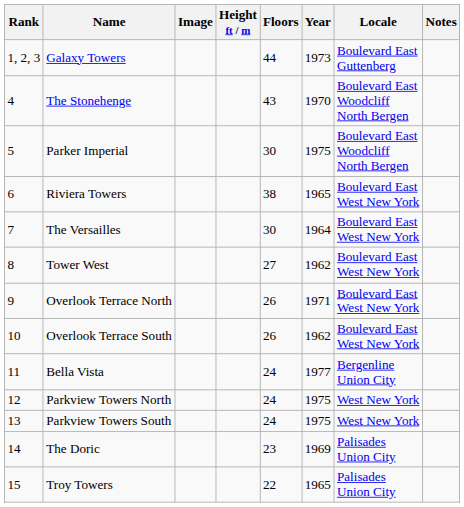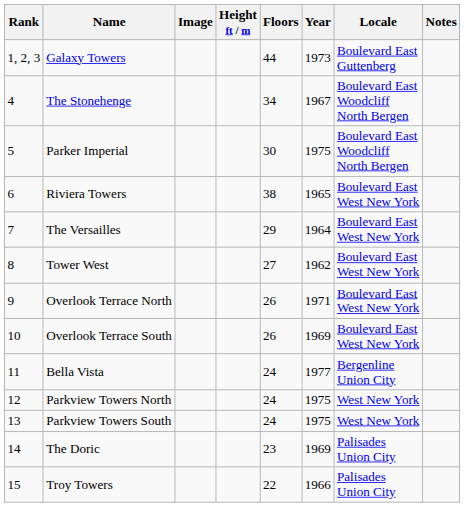(269, 100) 43 -> (269, 100) 34
(318, 100) 1970 -> (318, 100) 1967
(269, 229) 30 -> (269, 229) 29
(318, 336) 1962 -> (318, 336) 1969
(318, 484) 1965 -> (318, 484) 1966
